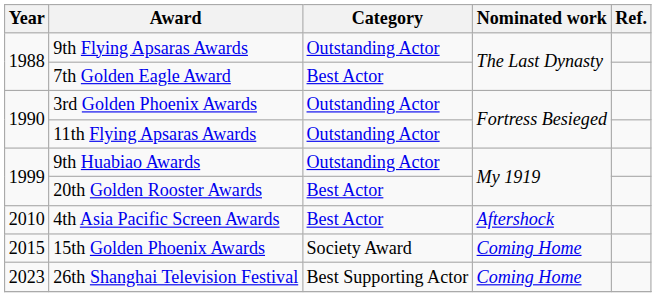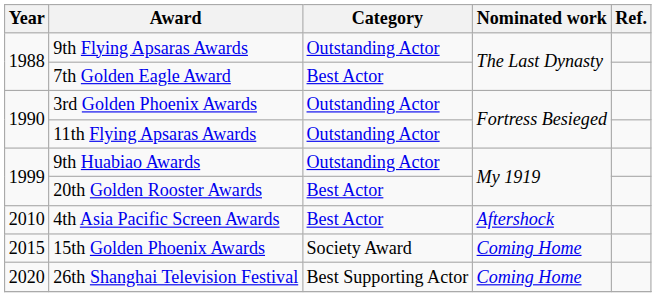(27, 276) 2023 -> (27, 276) 2020
